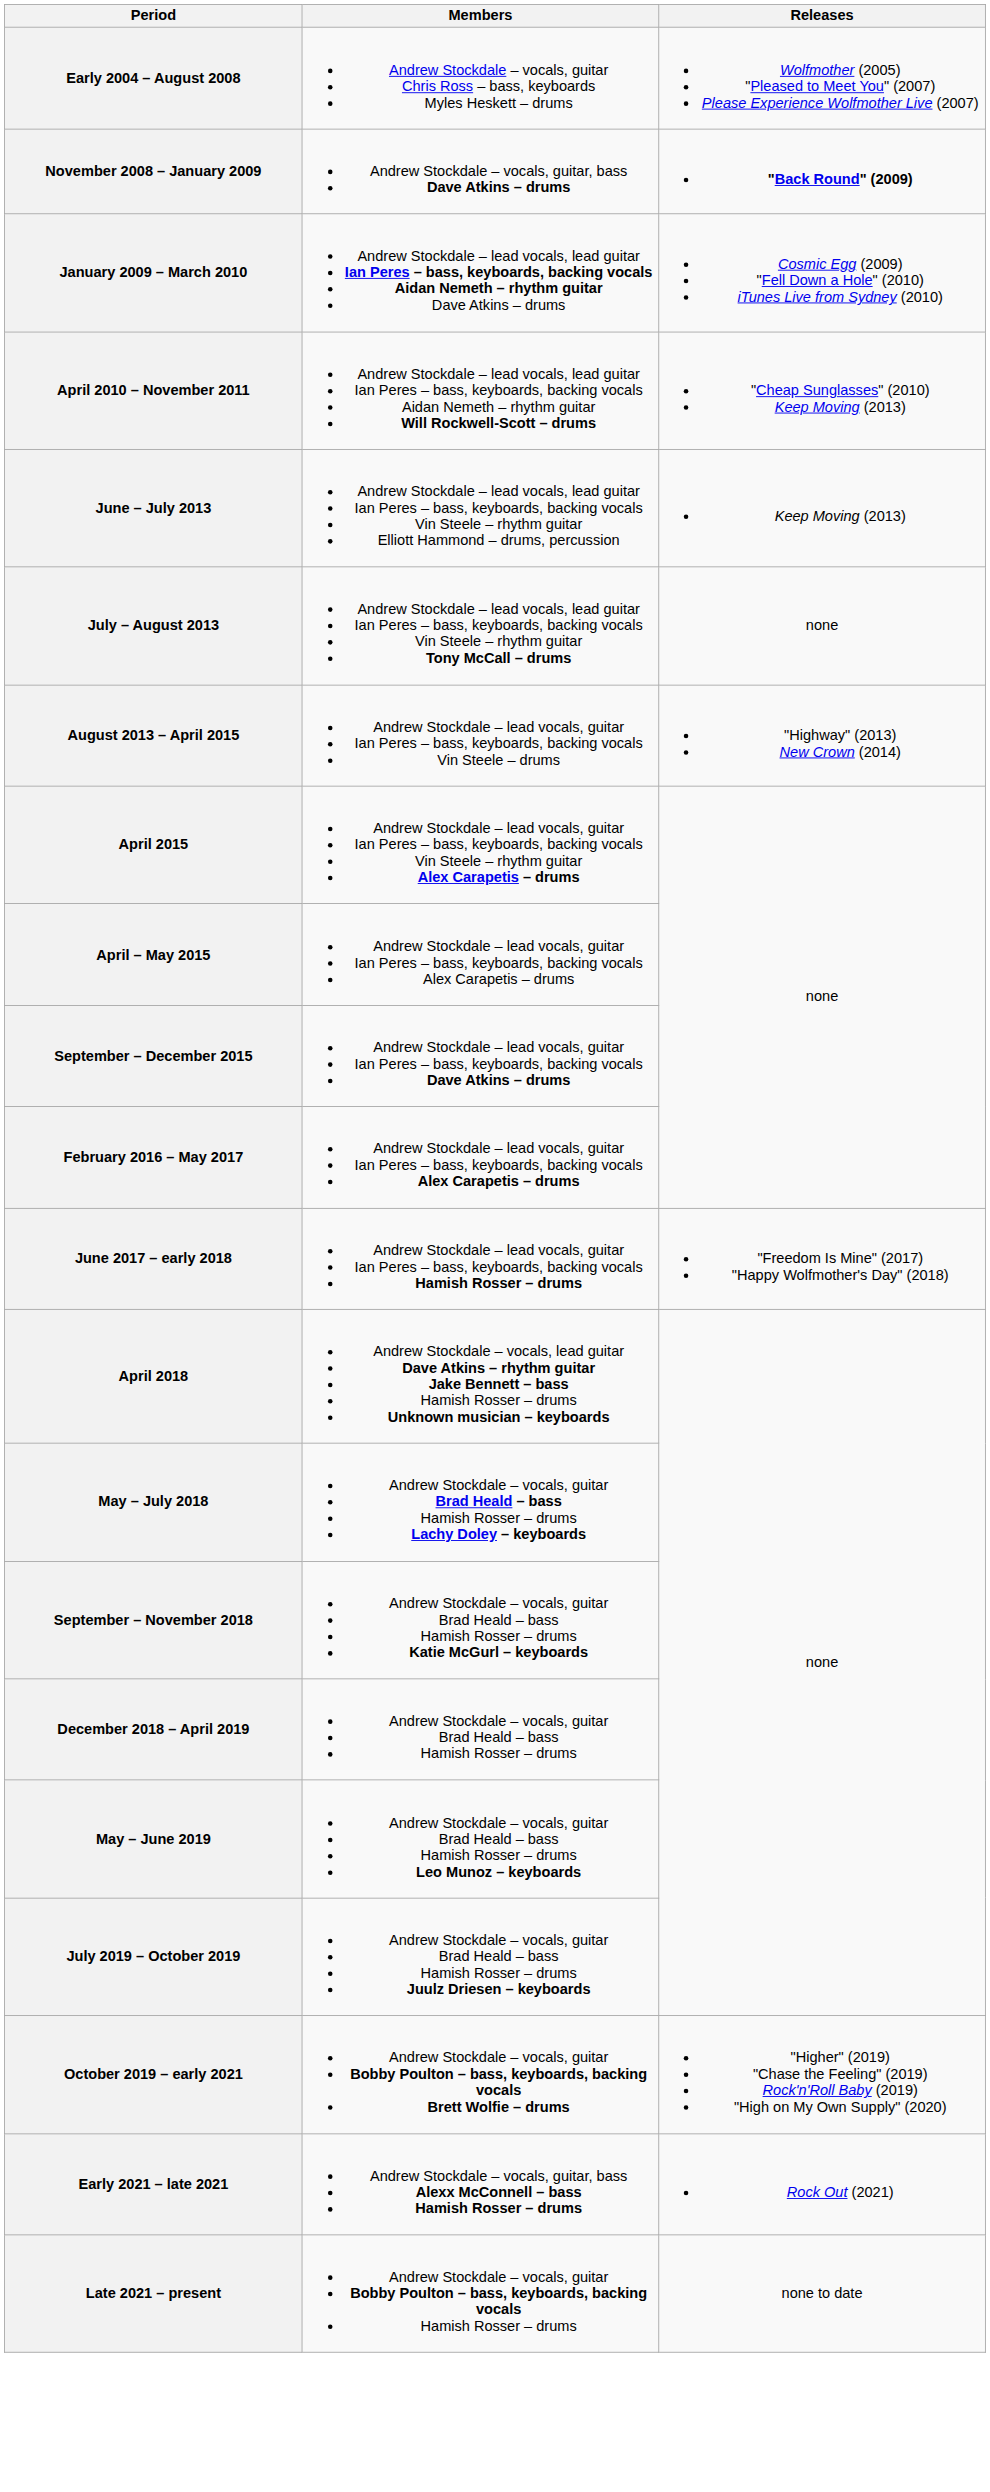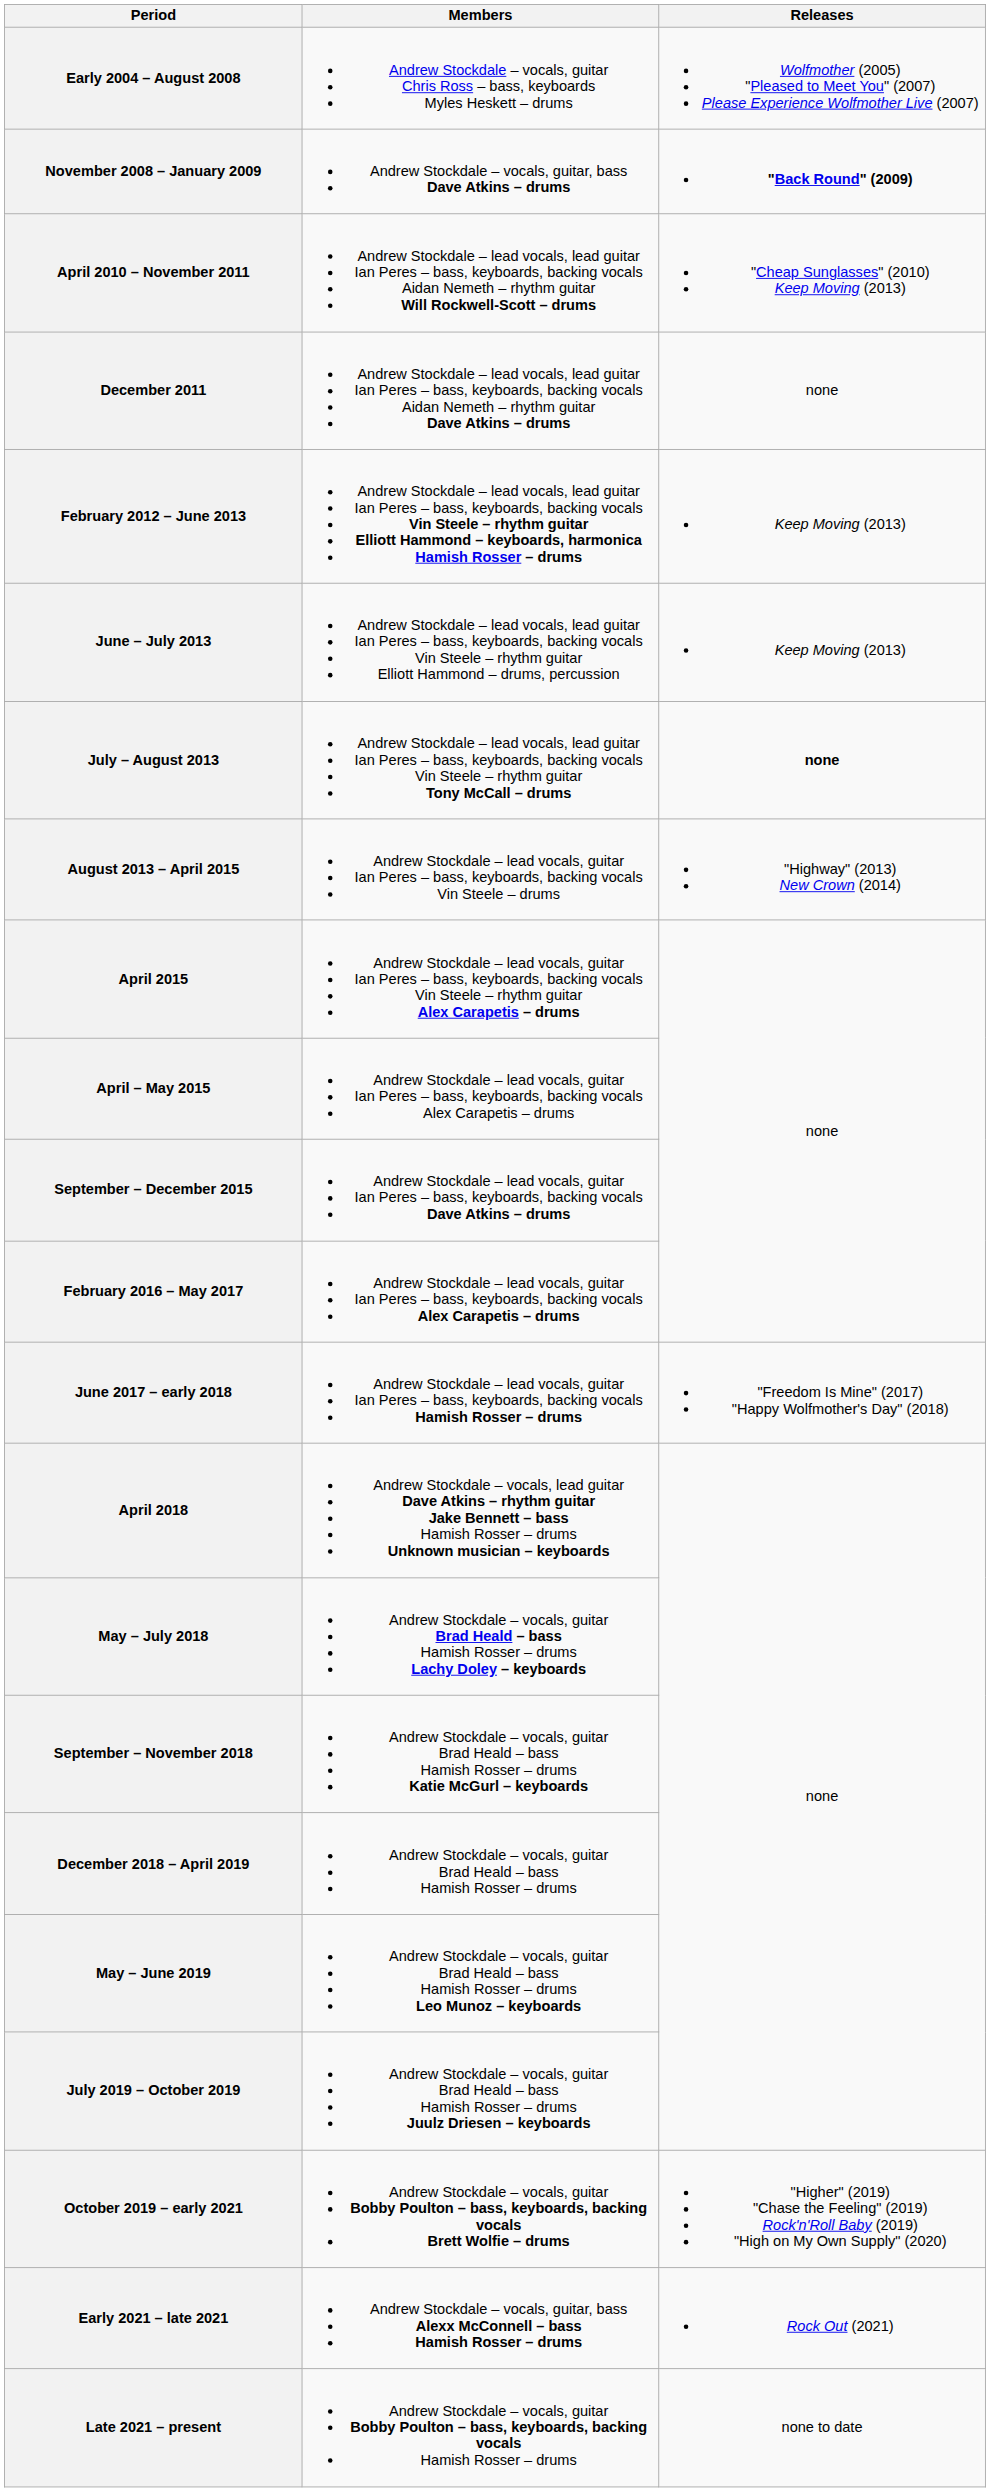- row: (153, 272)
+ row: (153, 390)
+ row: (153, 516)
(822, 625) normal -> (822, 760) bold
